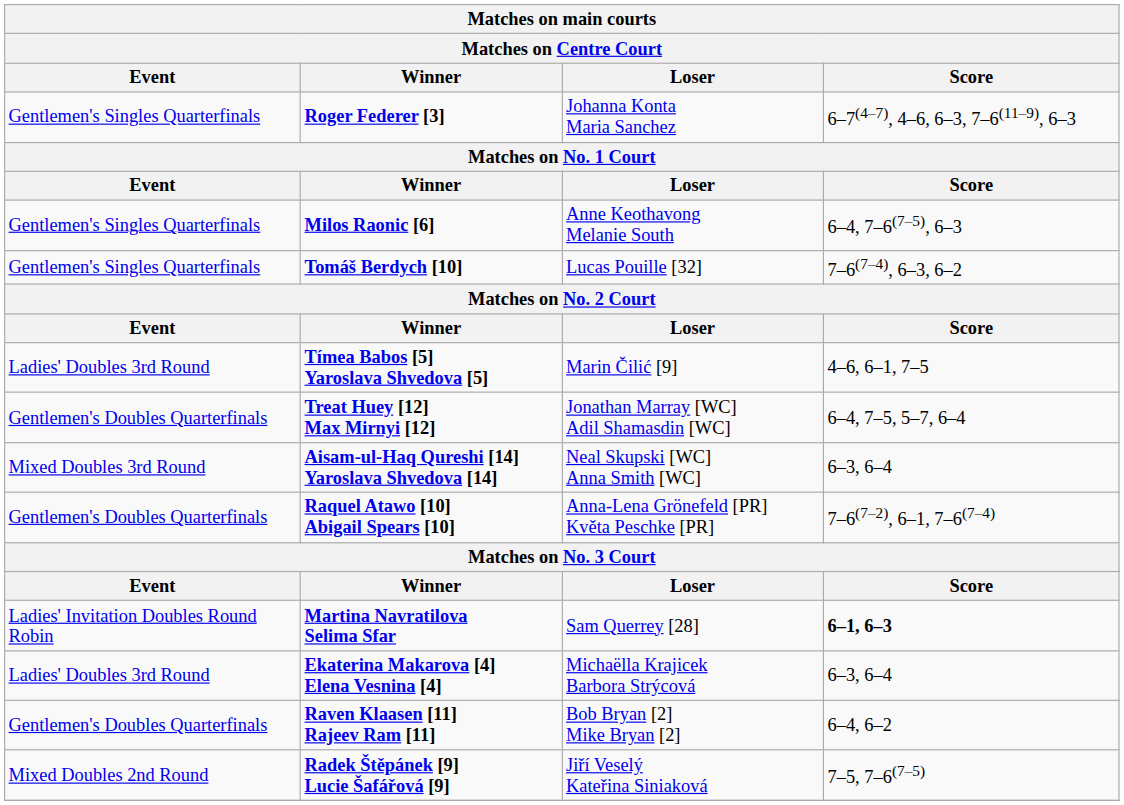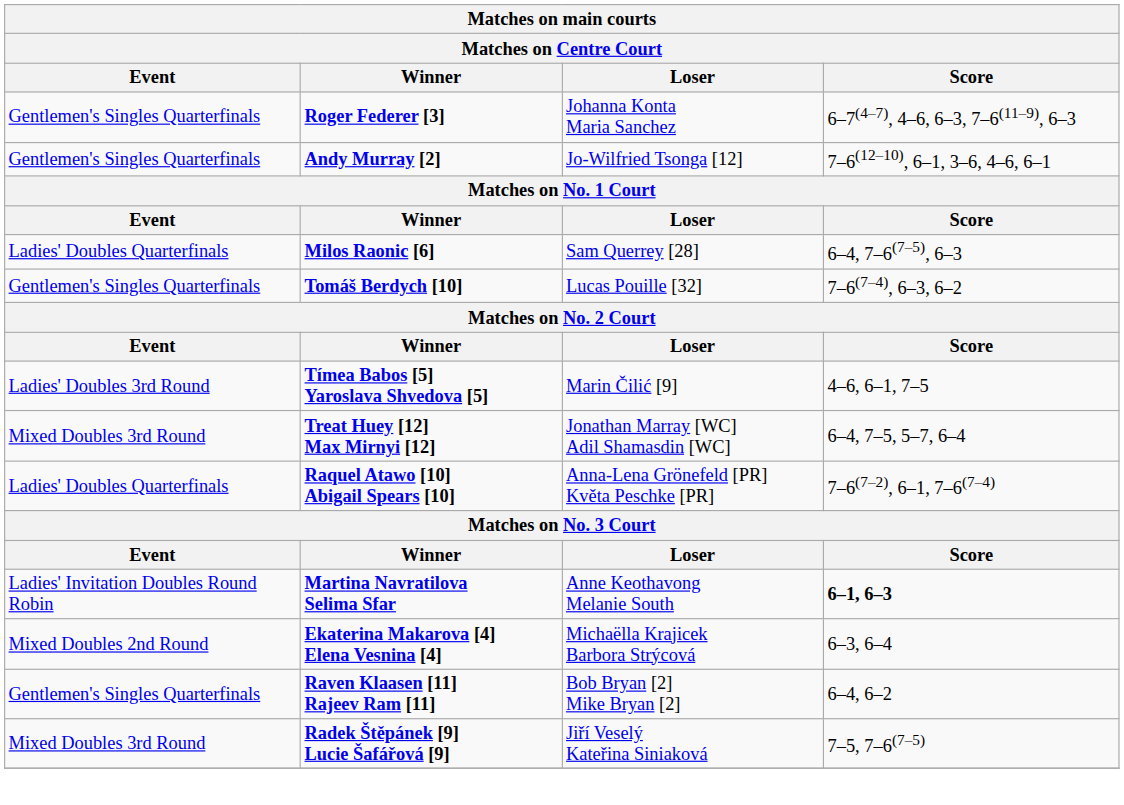+ row: (373, 158)
(134, 225) Gentlemen's Singles Quarterfinals -> (119, 251) Ladies' Doubles Quarterfinals
(633, 225) Anne Keothavong Melanie South -> (632, 251) Sam Querrey [28]
(138, 417) Gentlemen's Doubles Quarterfinals -> (107, 435) Mixed Doubles 3rd Round
- row: (412, 467)
(138, 517) Gentlemen's Doubles Quarterfinals -> (119, 485) Ladies' Doubles Quarterfinals
(632, 625) Sam Querrey [28] -> (633, 594) Anne Keothavong Melanie South
(109, 675) Ladies' Doubles 3rd Round -> (109, 643) Mixed Doubles 2nd Round
(138, 725) Gentlemen's Doubles Quarterfinals -> (134, 693) Gentlemen's Singles Quarterfinals
(109, 775) Mixed Doubles 2nd Round -> (107, 743) Mixed Doubles 3rd Round
